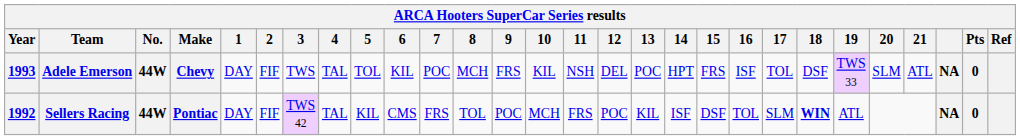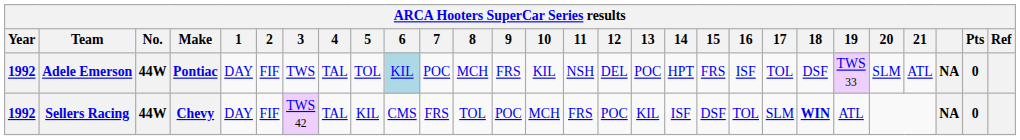(22, 72) 1993 -> (22, 72) 1992
(195, 72) Chevy -> (195, 72) Pontiac
(402, 72) no background -> (402, 72) lightblue background
(195, 114) Pontiac -> (195, 114) Chevy
